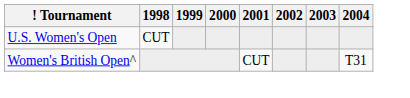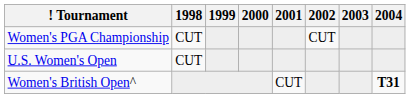+ row: (88, 38)
(356, 60) normal -> (389, 82) bold
